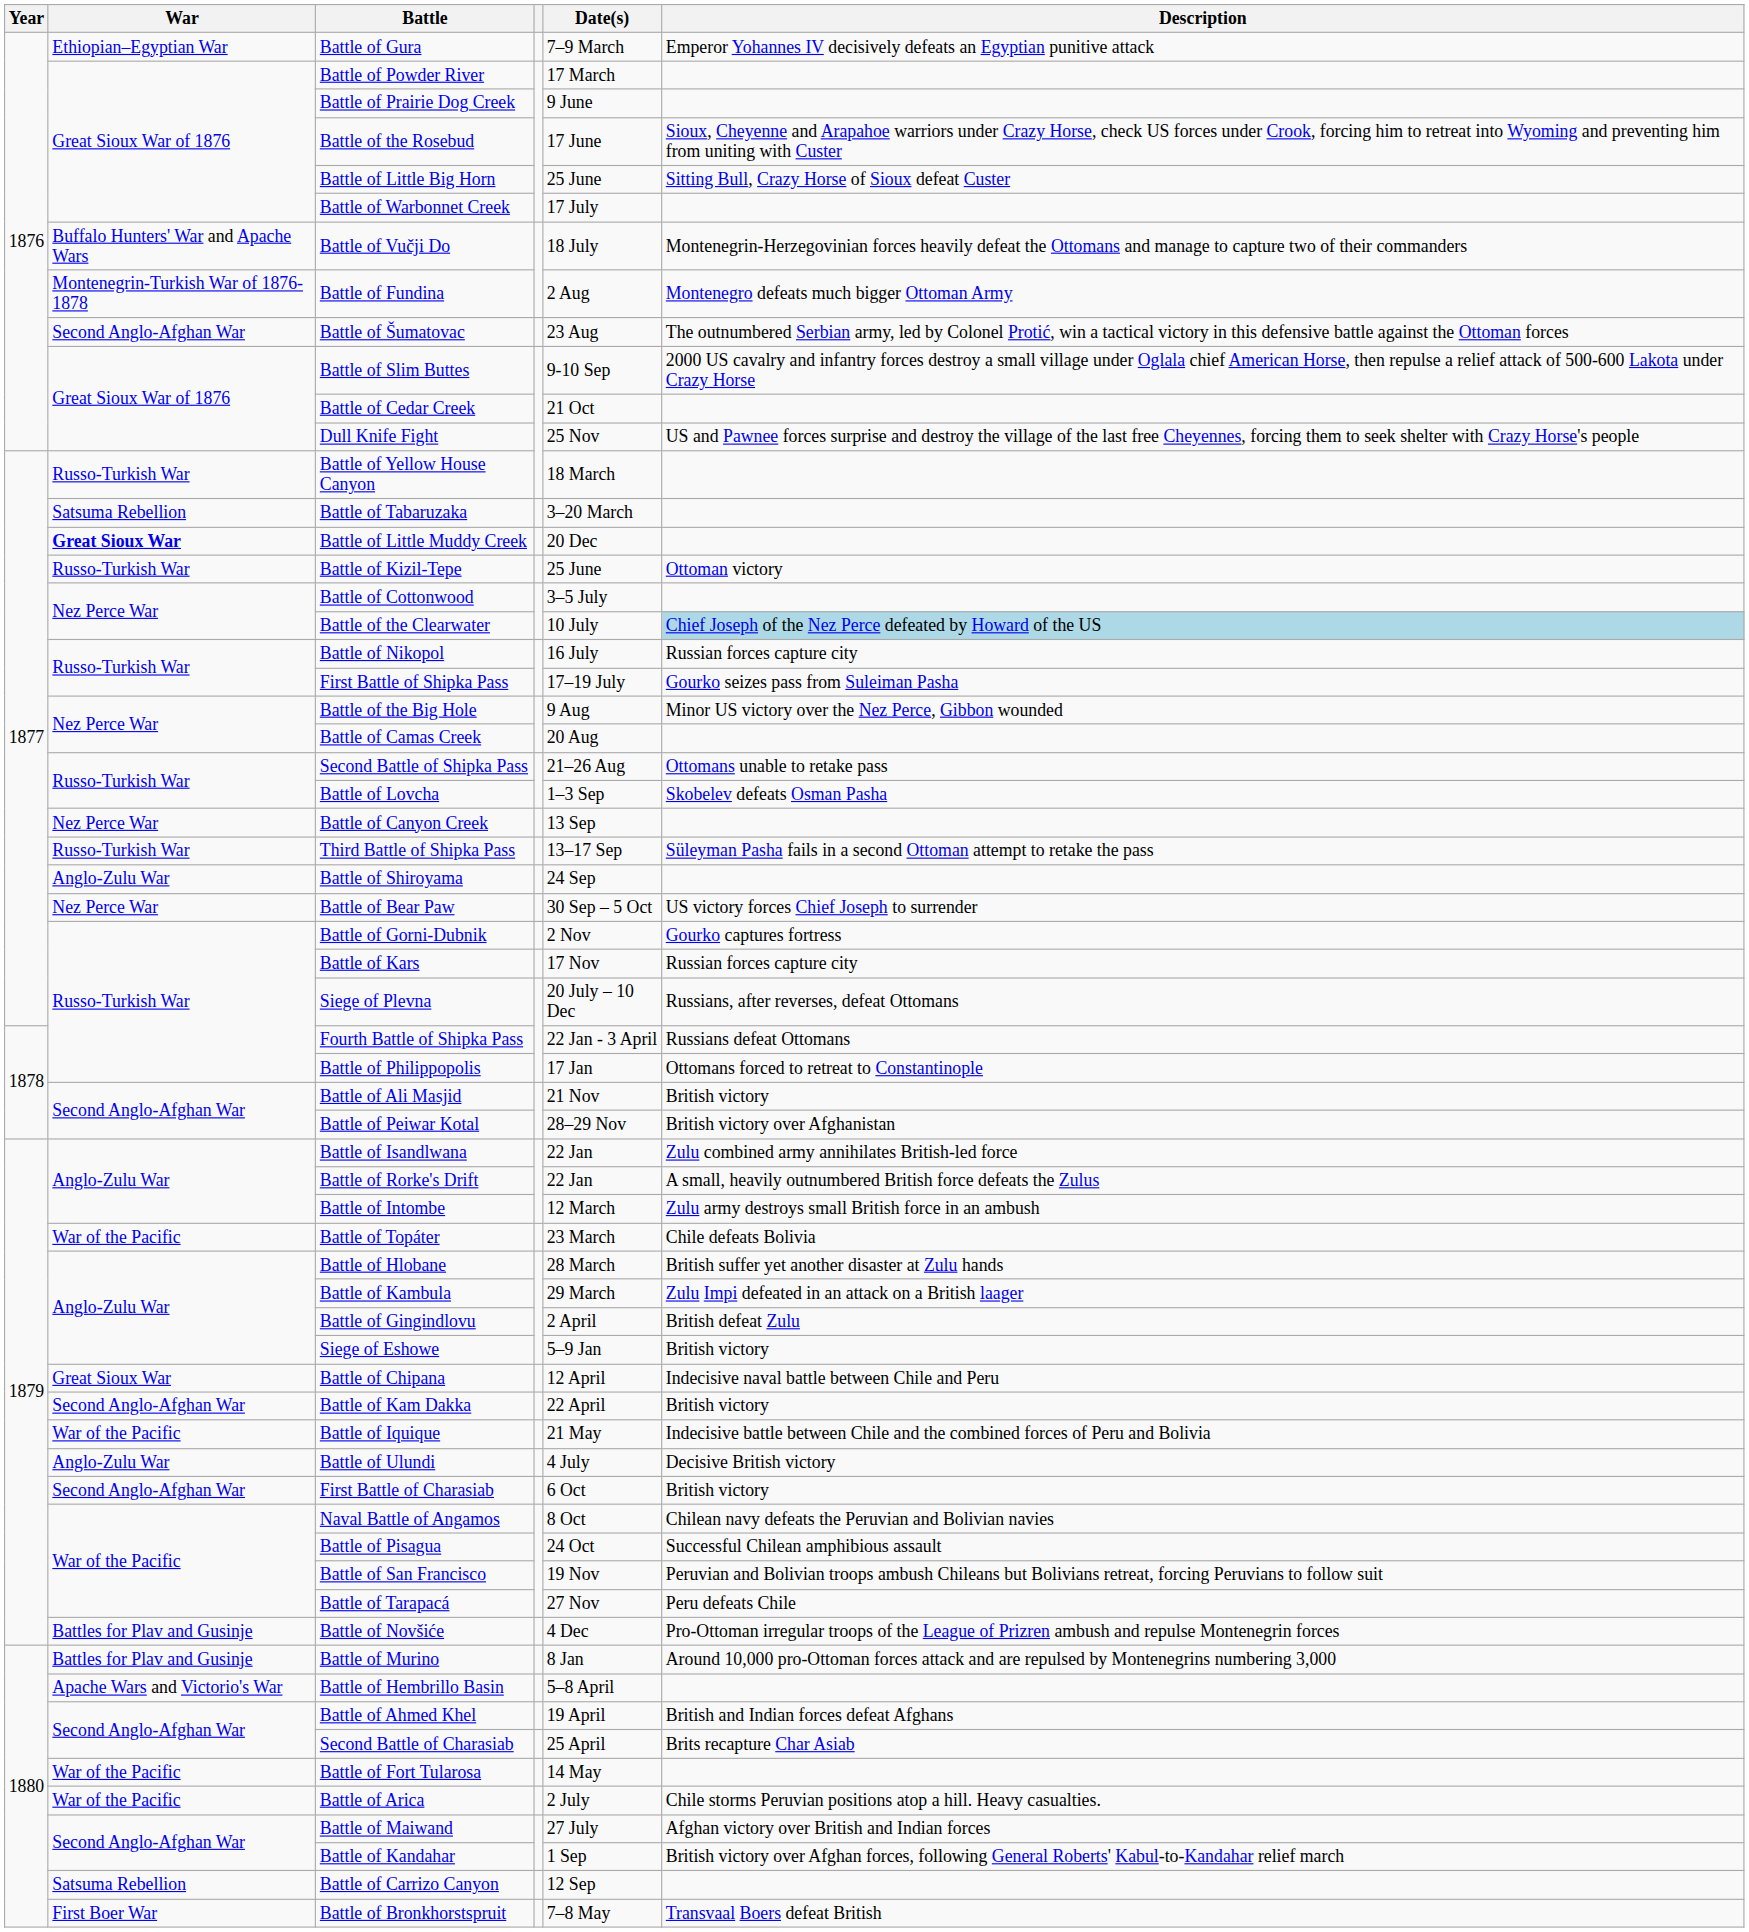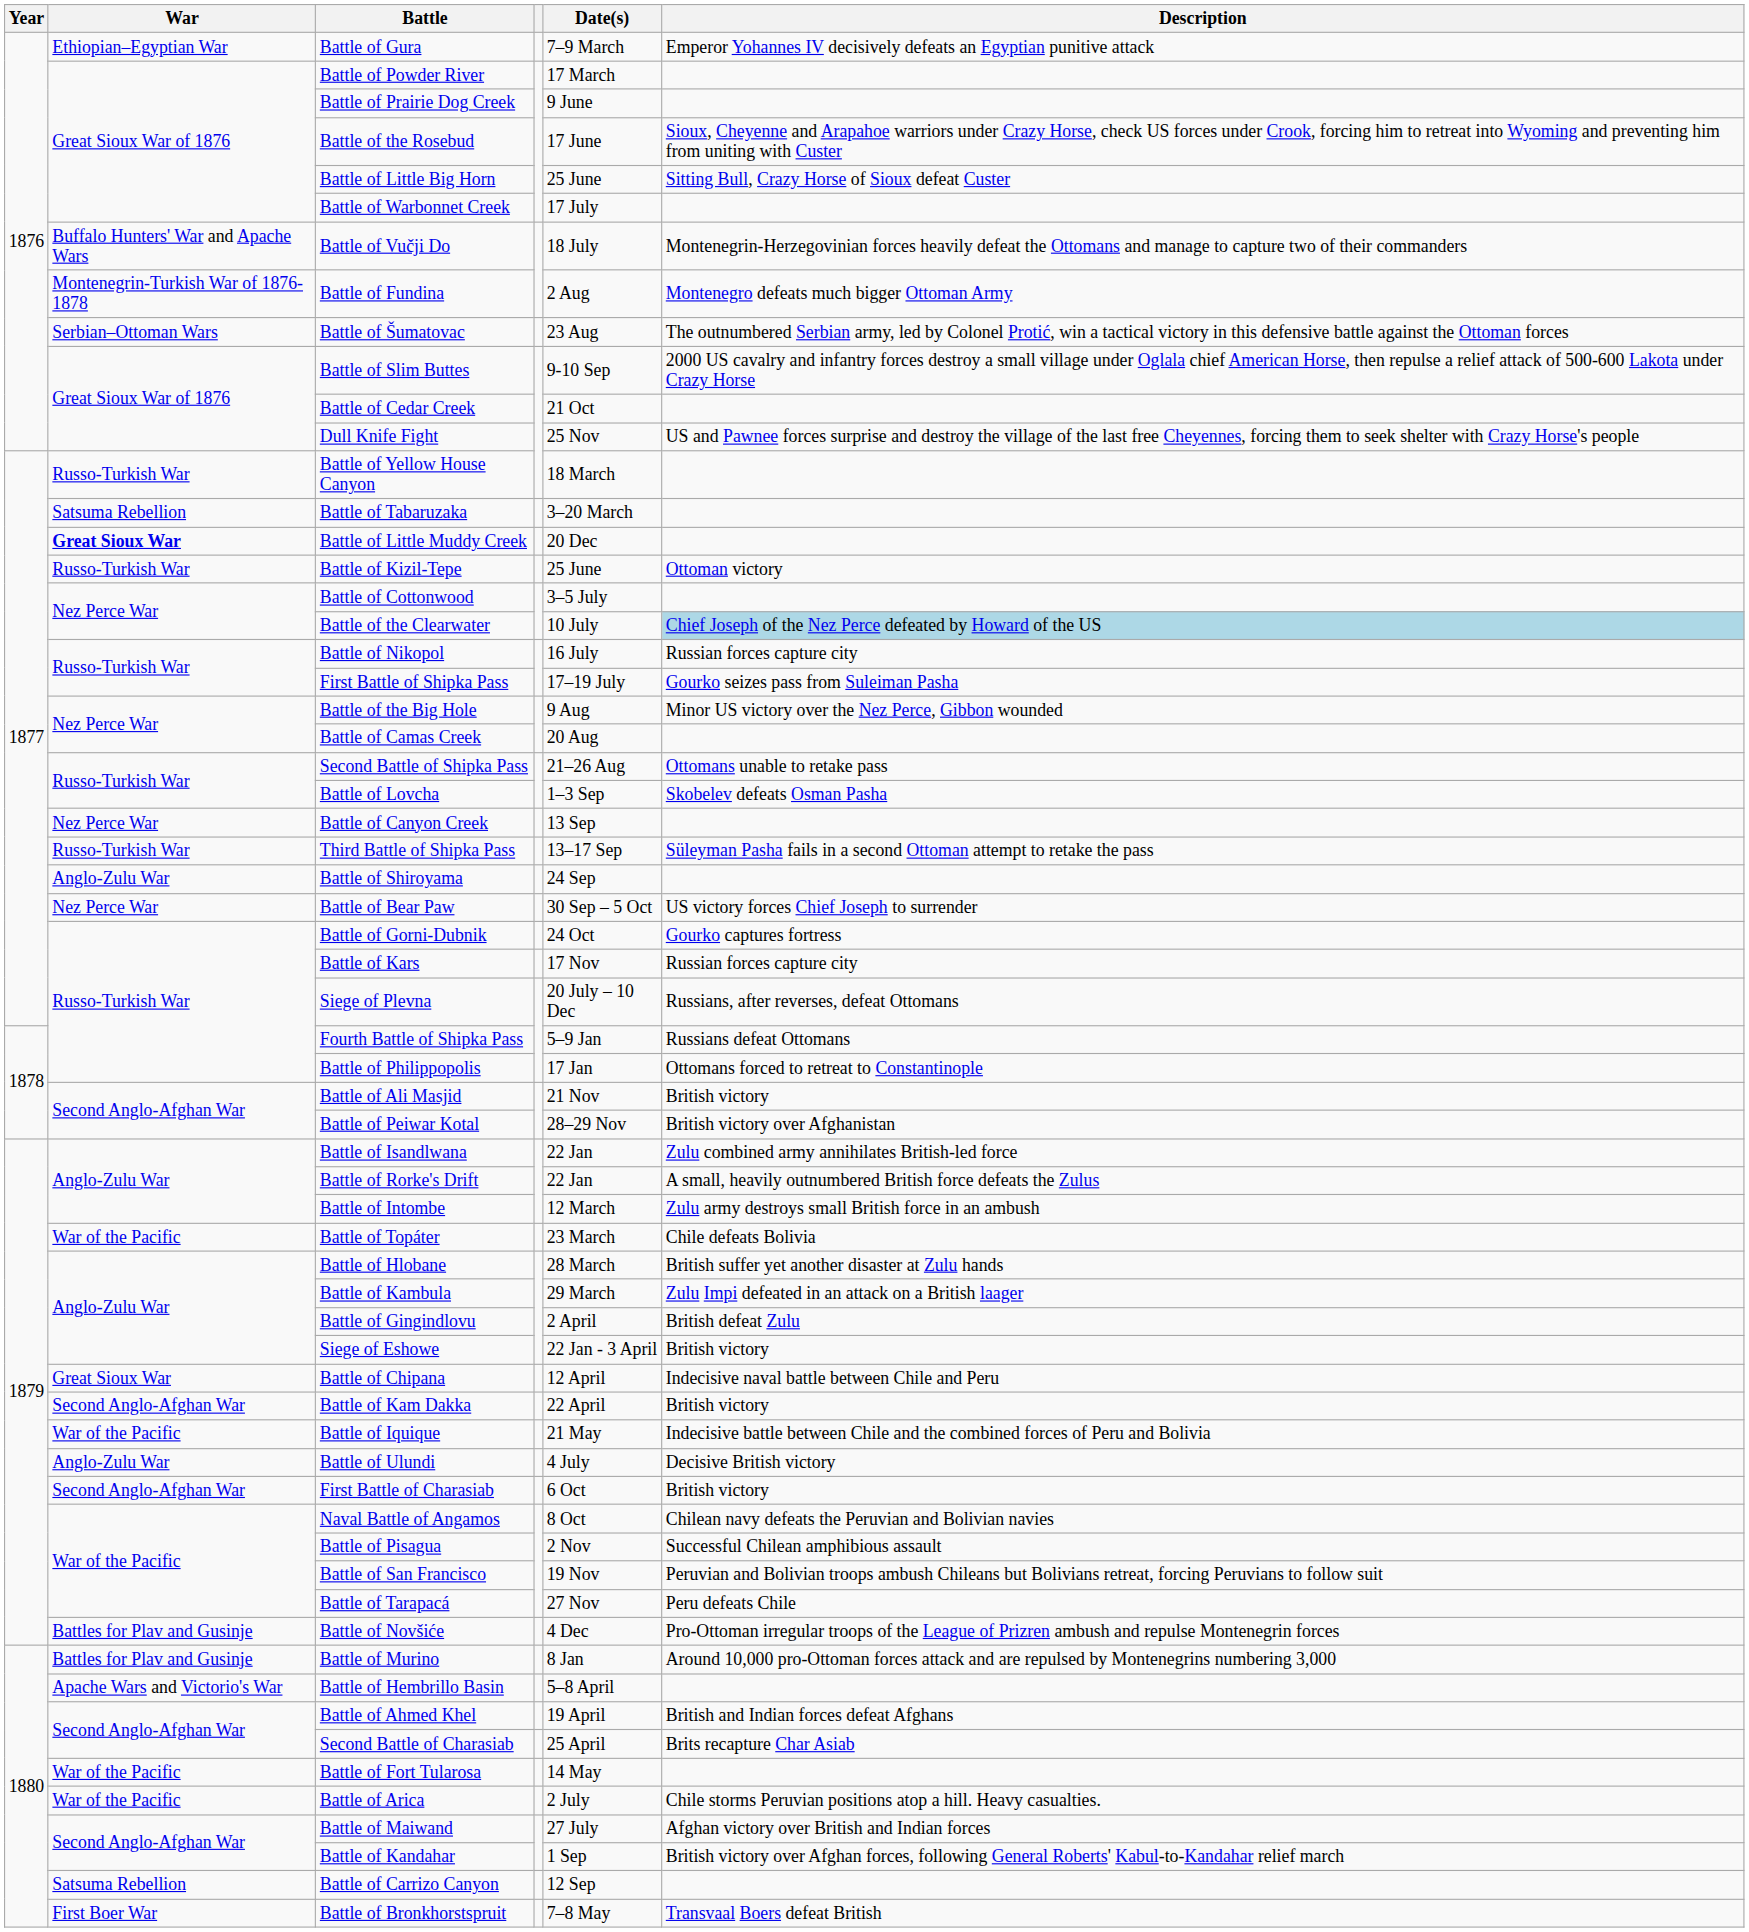(149, 332) Second Anglo-Afghan War -> (135, 332) Serbian–Ottoman Wars
(569, 935) 2 Nov -> (571, 935) 24 Oct
(602, 1039) 22 Jan - 3 April -> (574, 1039) 5–9 Jan
(574, 1349) 5–9 Jan -> (602, 1349) 22 Jan - 3 April
(571, 1546) 24 Oct -> (569, 1546) 2 Nov
